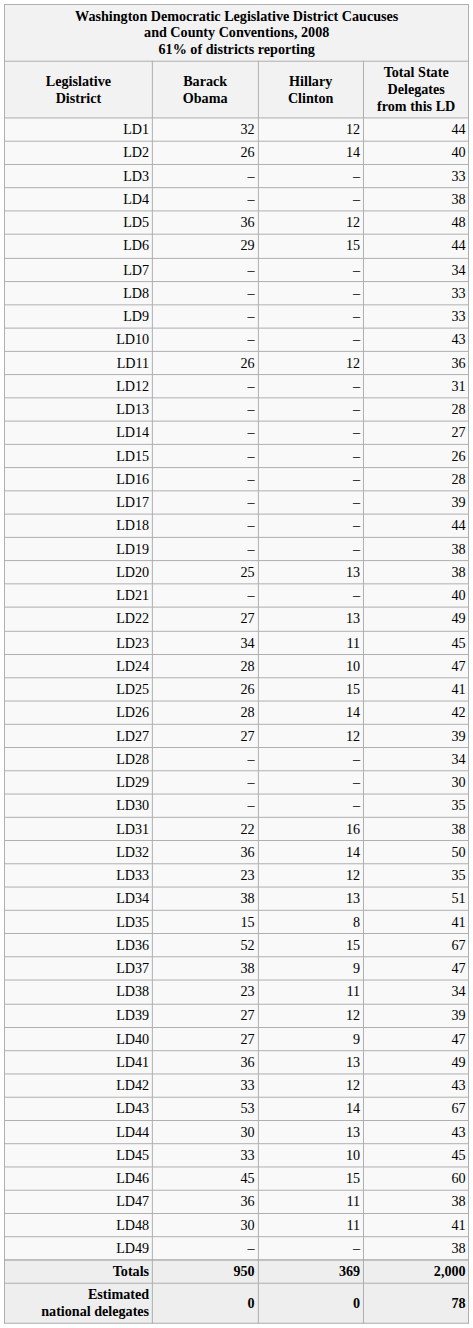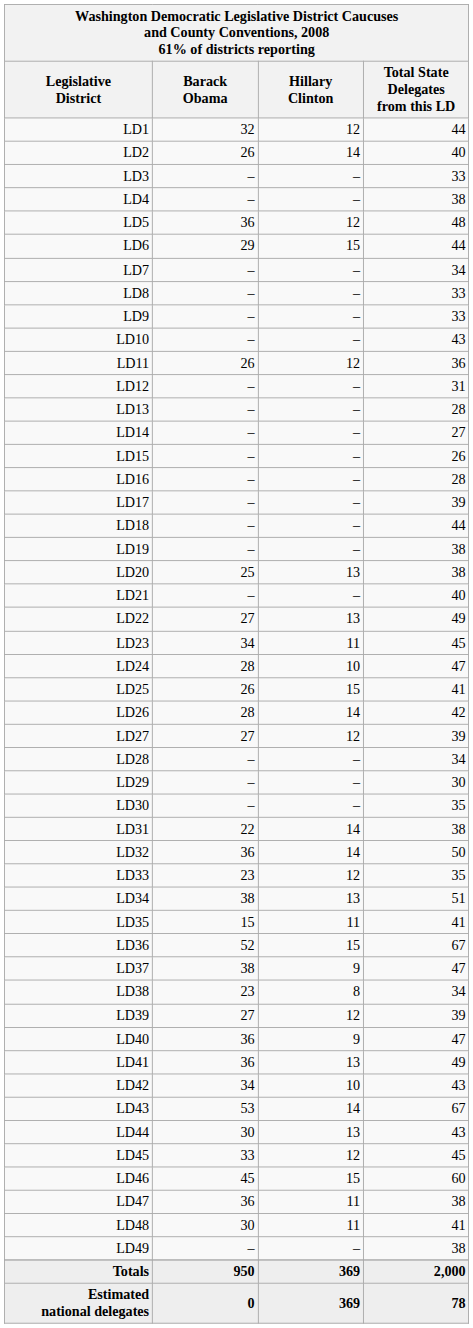(353, 829) 16 -> (353, 829) 14
(357, 922) 8 -> (353, 922) 11
(353, 992) 11 -> (357, 992) 8
(248, 1038) 27 -> (248, 1038) 36
(248, 1085) 33 -> (248, 1085) 34
(353, 1085) 12 -> (353, 1085) 10
(353, 1155) 10 -> (353, 1155) 12
(357, 1303) 0 -> (350, 1303) 369
